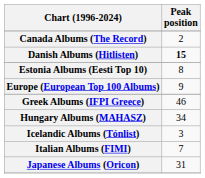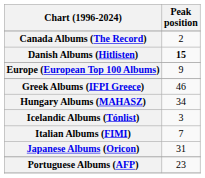- row: (83, 70)
+ row: (83, 165)
